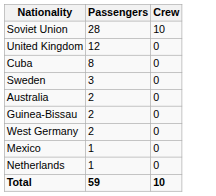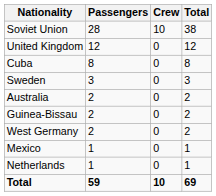+ column: (197, 13)
